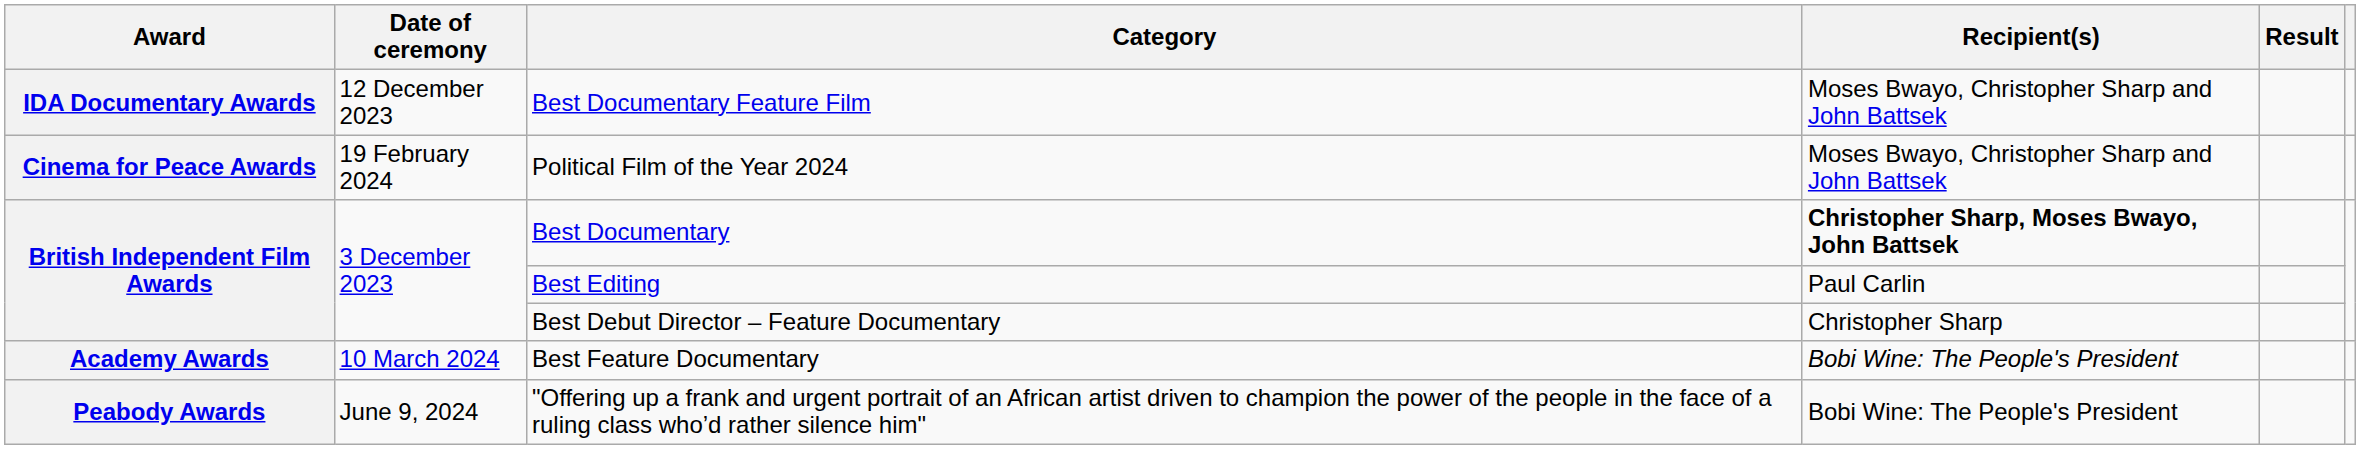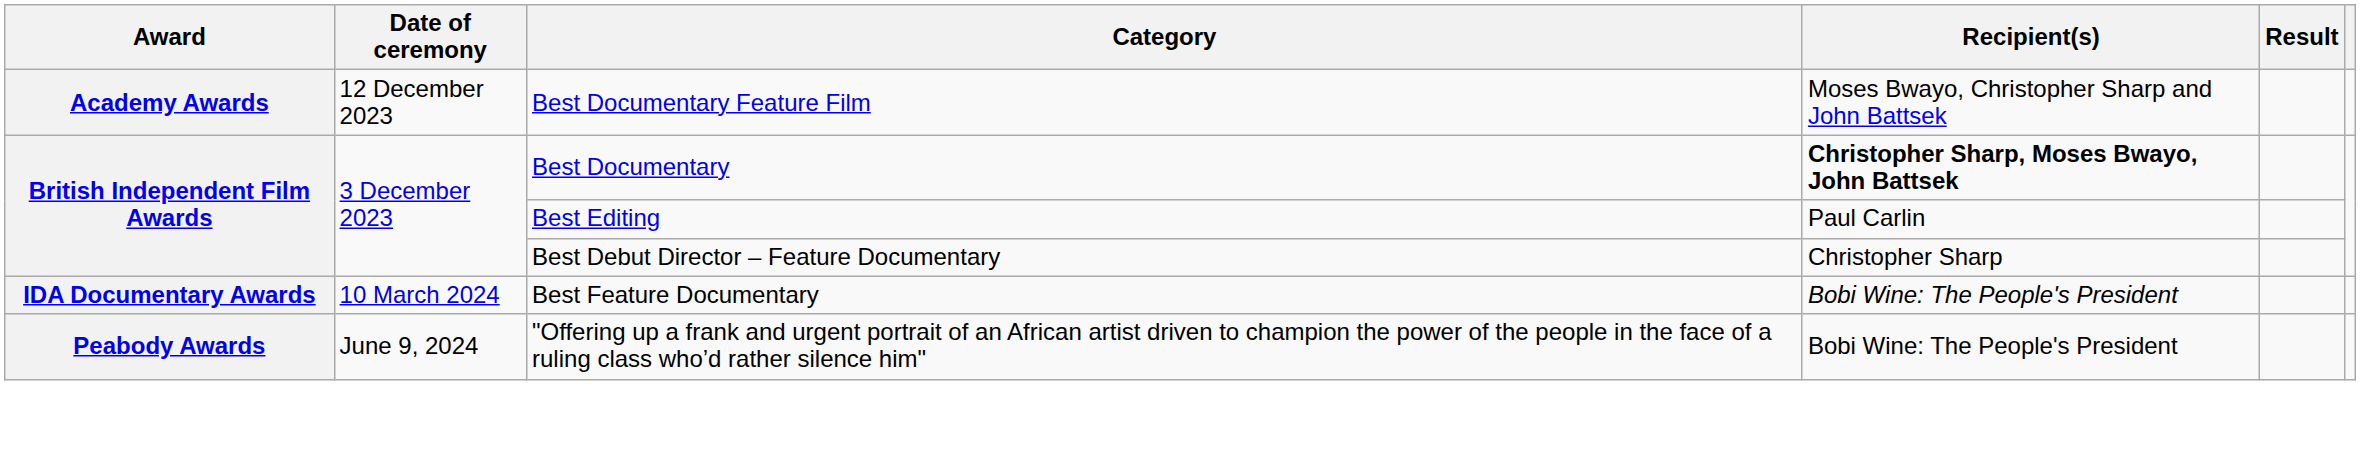(169, 102) IDA Documentary Awards -> (169, 102) Academy Awards
- row: (690, 167)
(169, 359) Academy Awards -> (169, 294) IDA Documentary Awards
